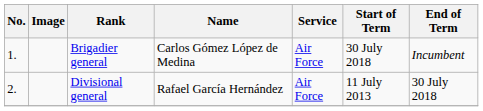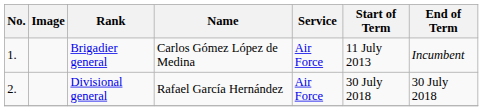(364, 55) 30 July 2018 -> (364, 55) 11 July 2013
(364, 89) 11 July 2013 -> (364, 89) 30 July 2018
